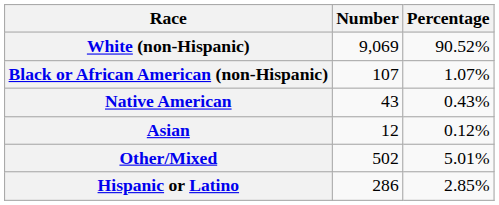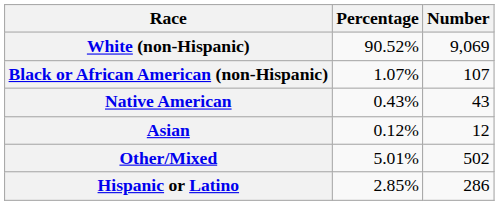columns swapped: (367, 18) <-> (448, 18)
